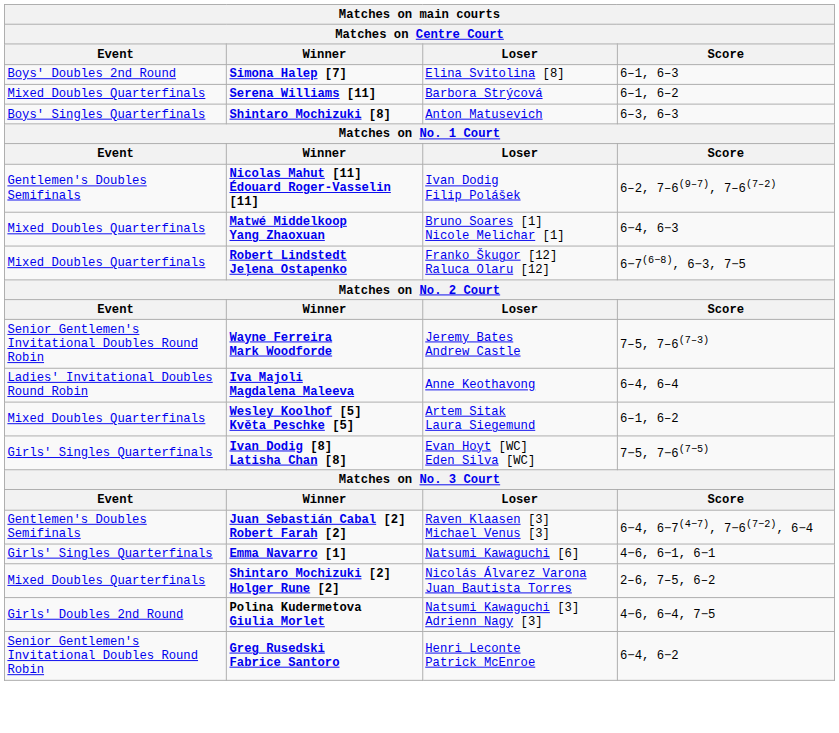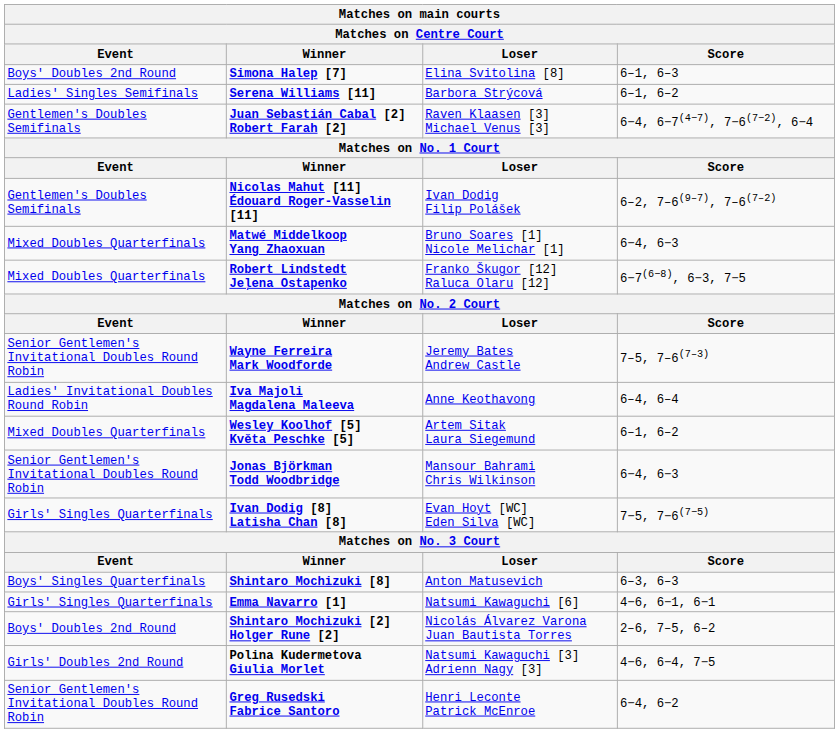(106, 94) Mixed Doubles Quarterfinals -> (103, 94) Ladies' Singles Semifinals
rows swapped: (318, 527) <-> (310, 114)
+ row: (285, 474)
(106, 581) Mixed Doubles Quarterfinals -> (92, 629) Boys' Doubles 2nd Round
